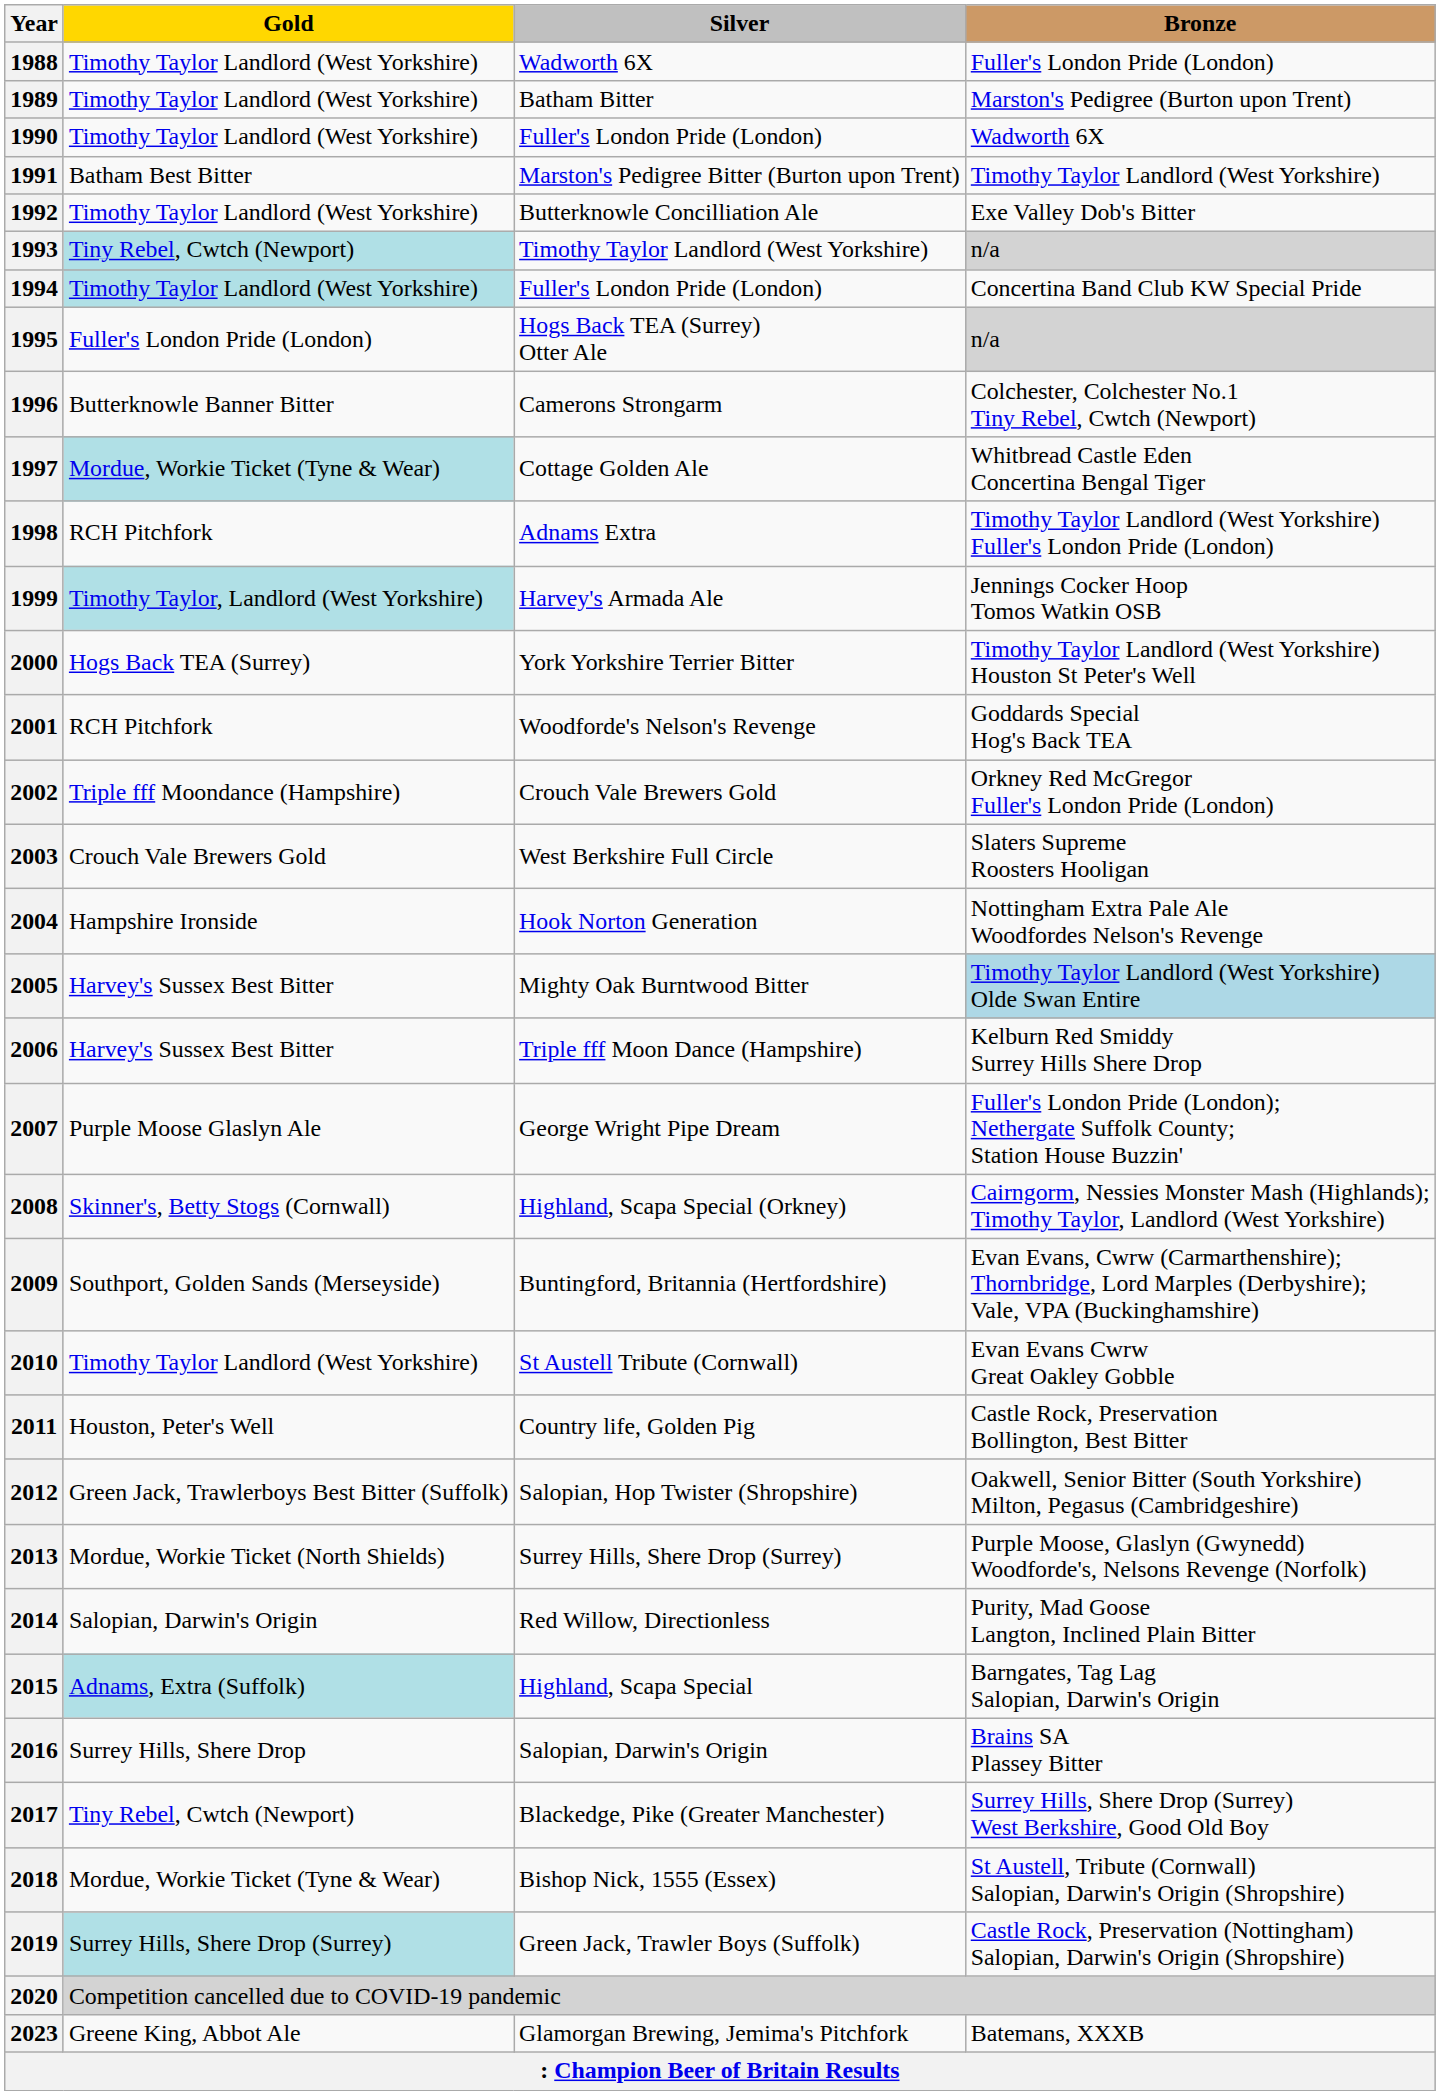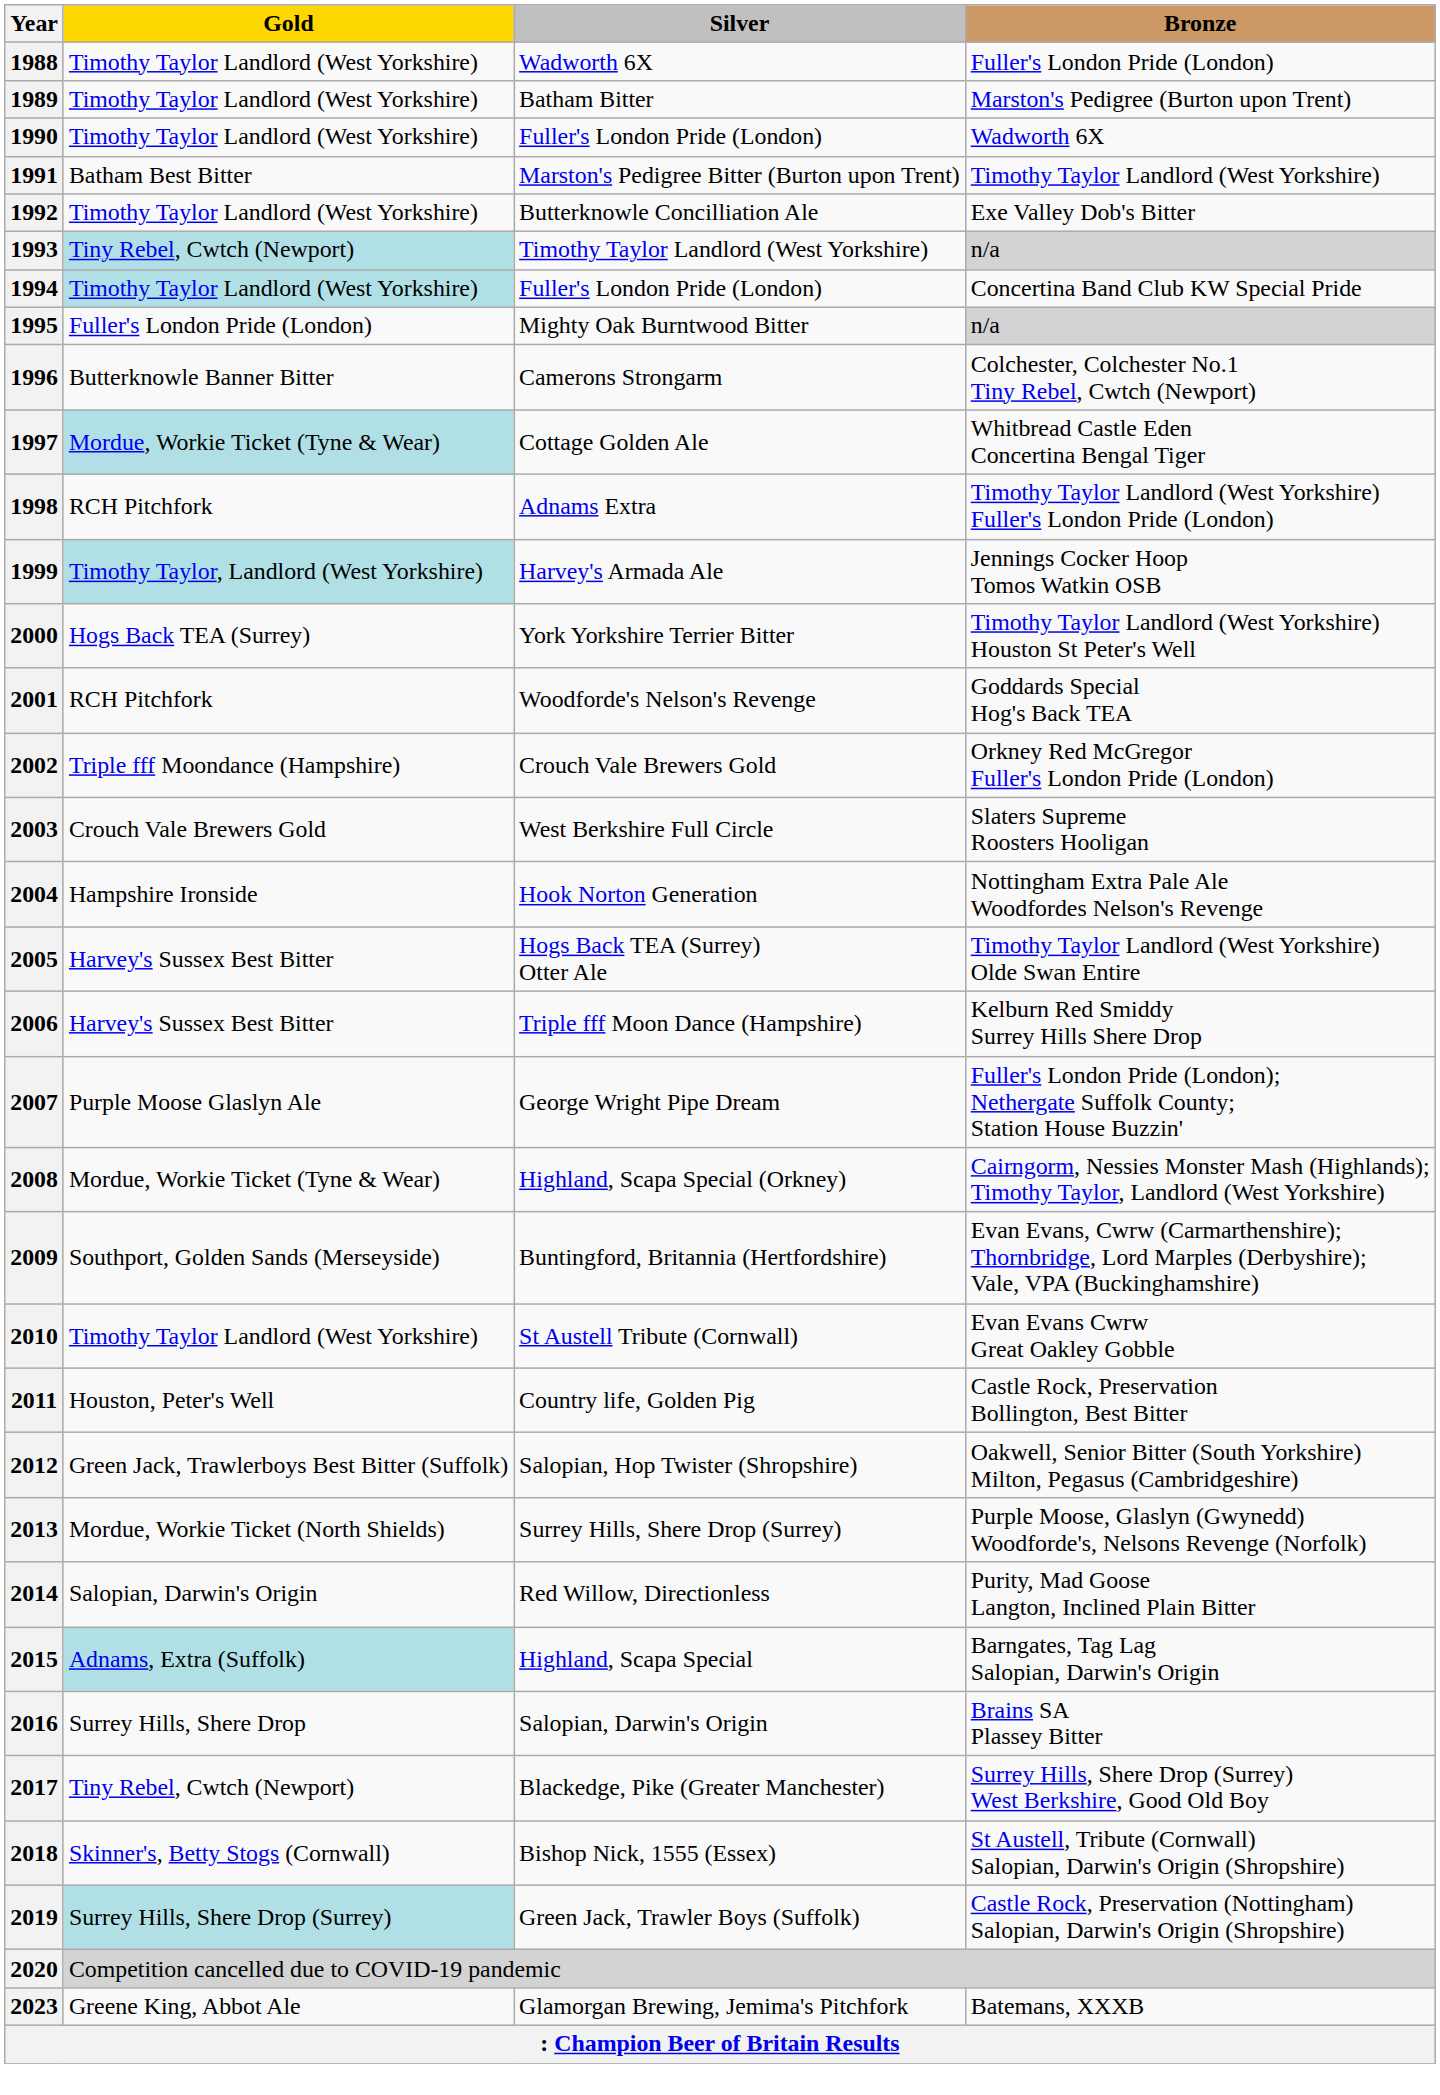(640, 339) Hogs Back TEA (Surrey) Otter Ale -> (664, 325) Mighty Oak Burntwood Bitter
(664, 985) Mighty Oak Burntwood Bitter -> (640, 958) Hogs Back TEA (Surrey) Otter Ale
(1175, 985) lightblue background -> (1175, 958) no background
(229, 1206) Skinner's, Betty Stogs (Cornwall) -> (254, 1179) Mordue, Workie Ticket (Tyne & Wear)
(254, 1879) Mordue, Workie Ticket (Tyne & Wear) -> (229, 1852) Skinner's, Betty Stogs (Cornwall)
